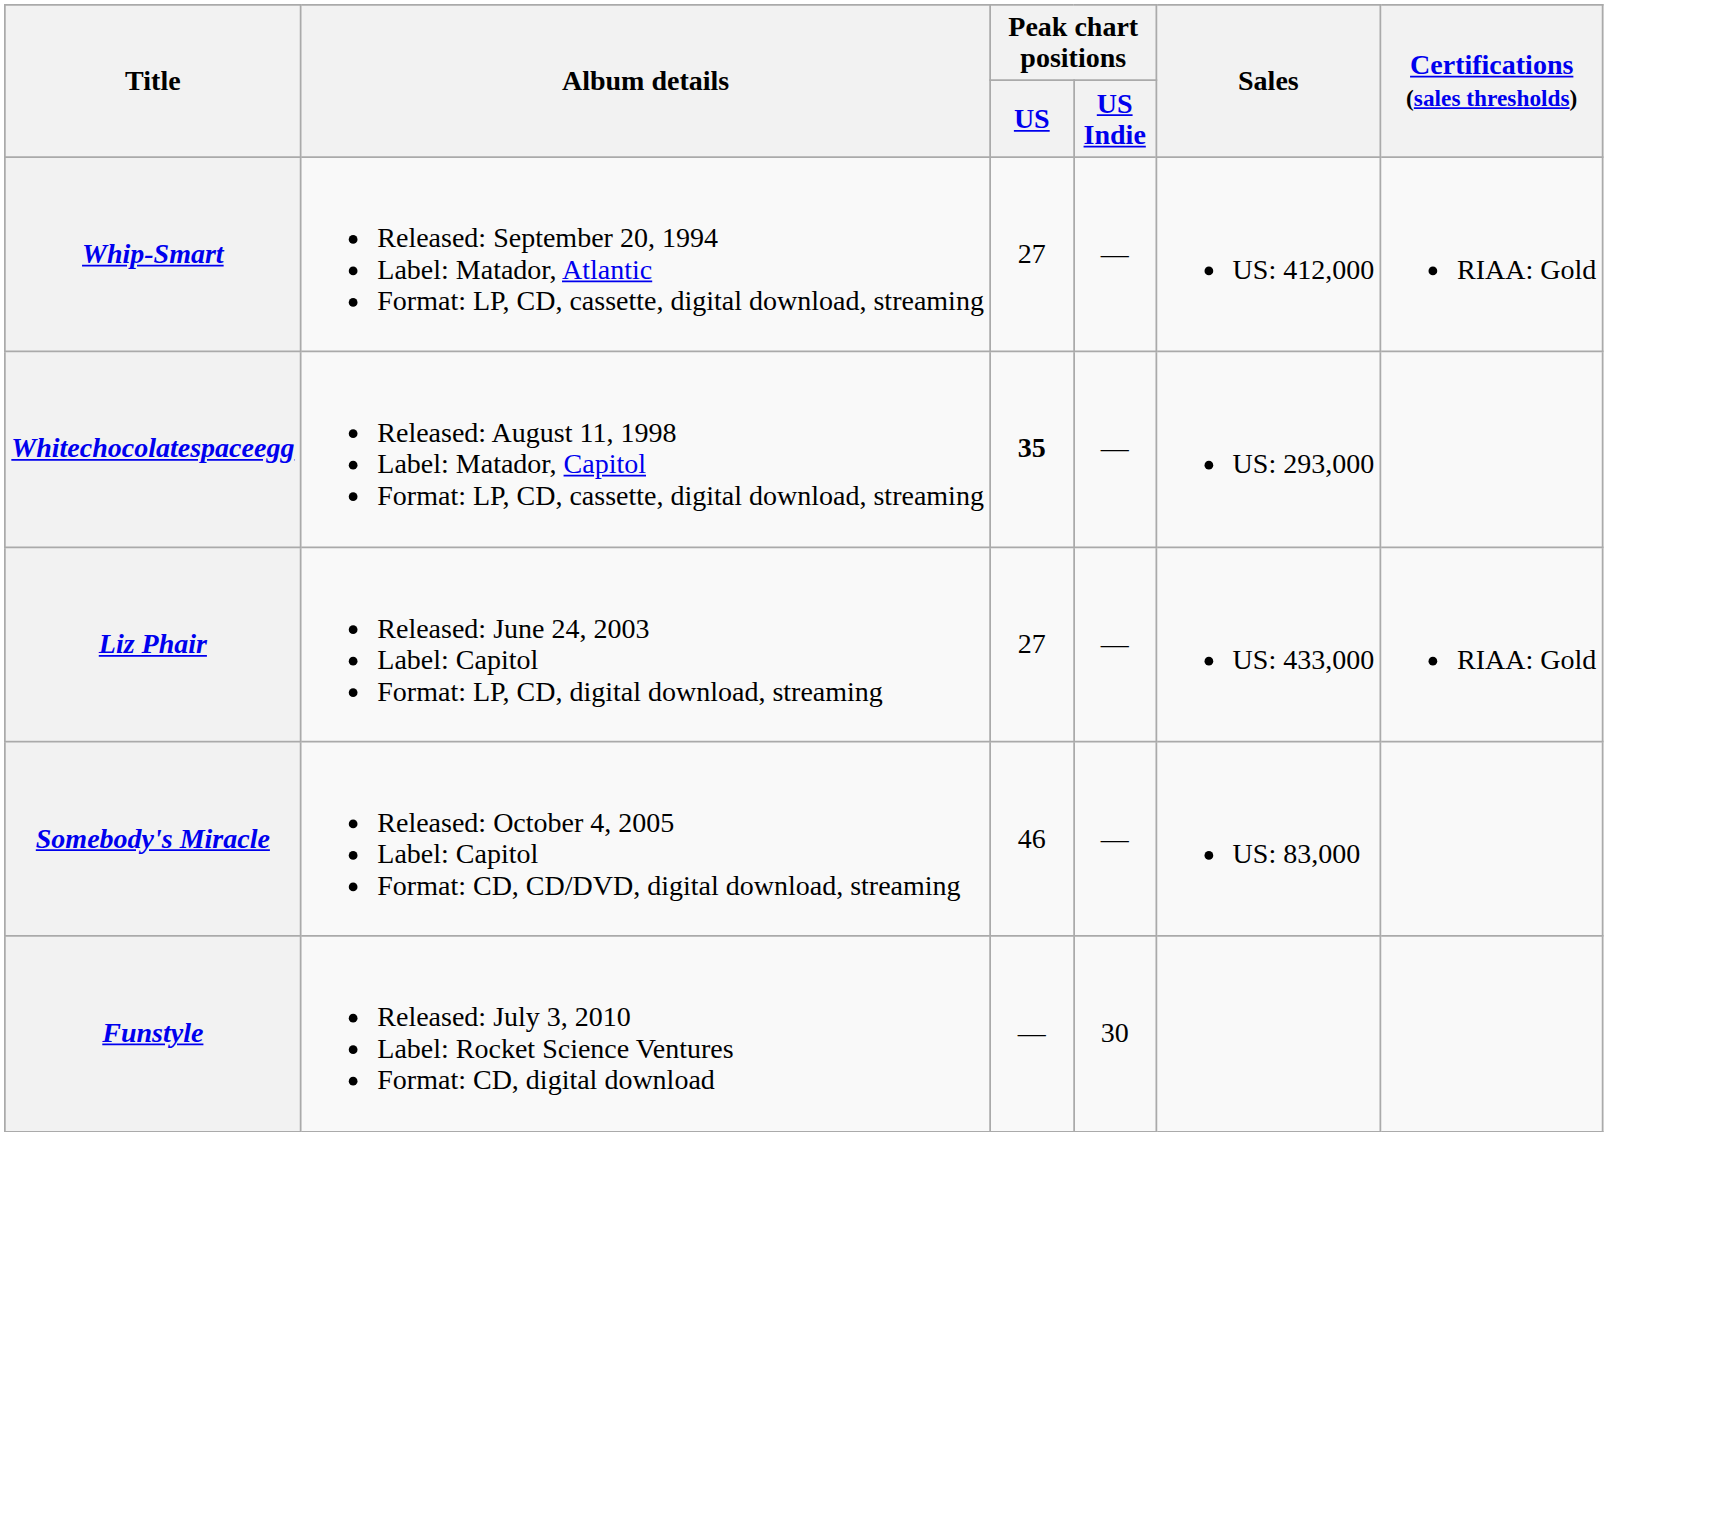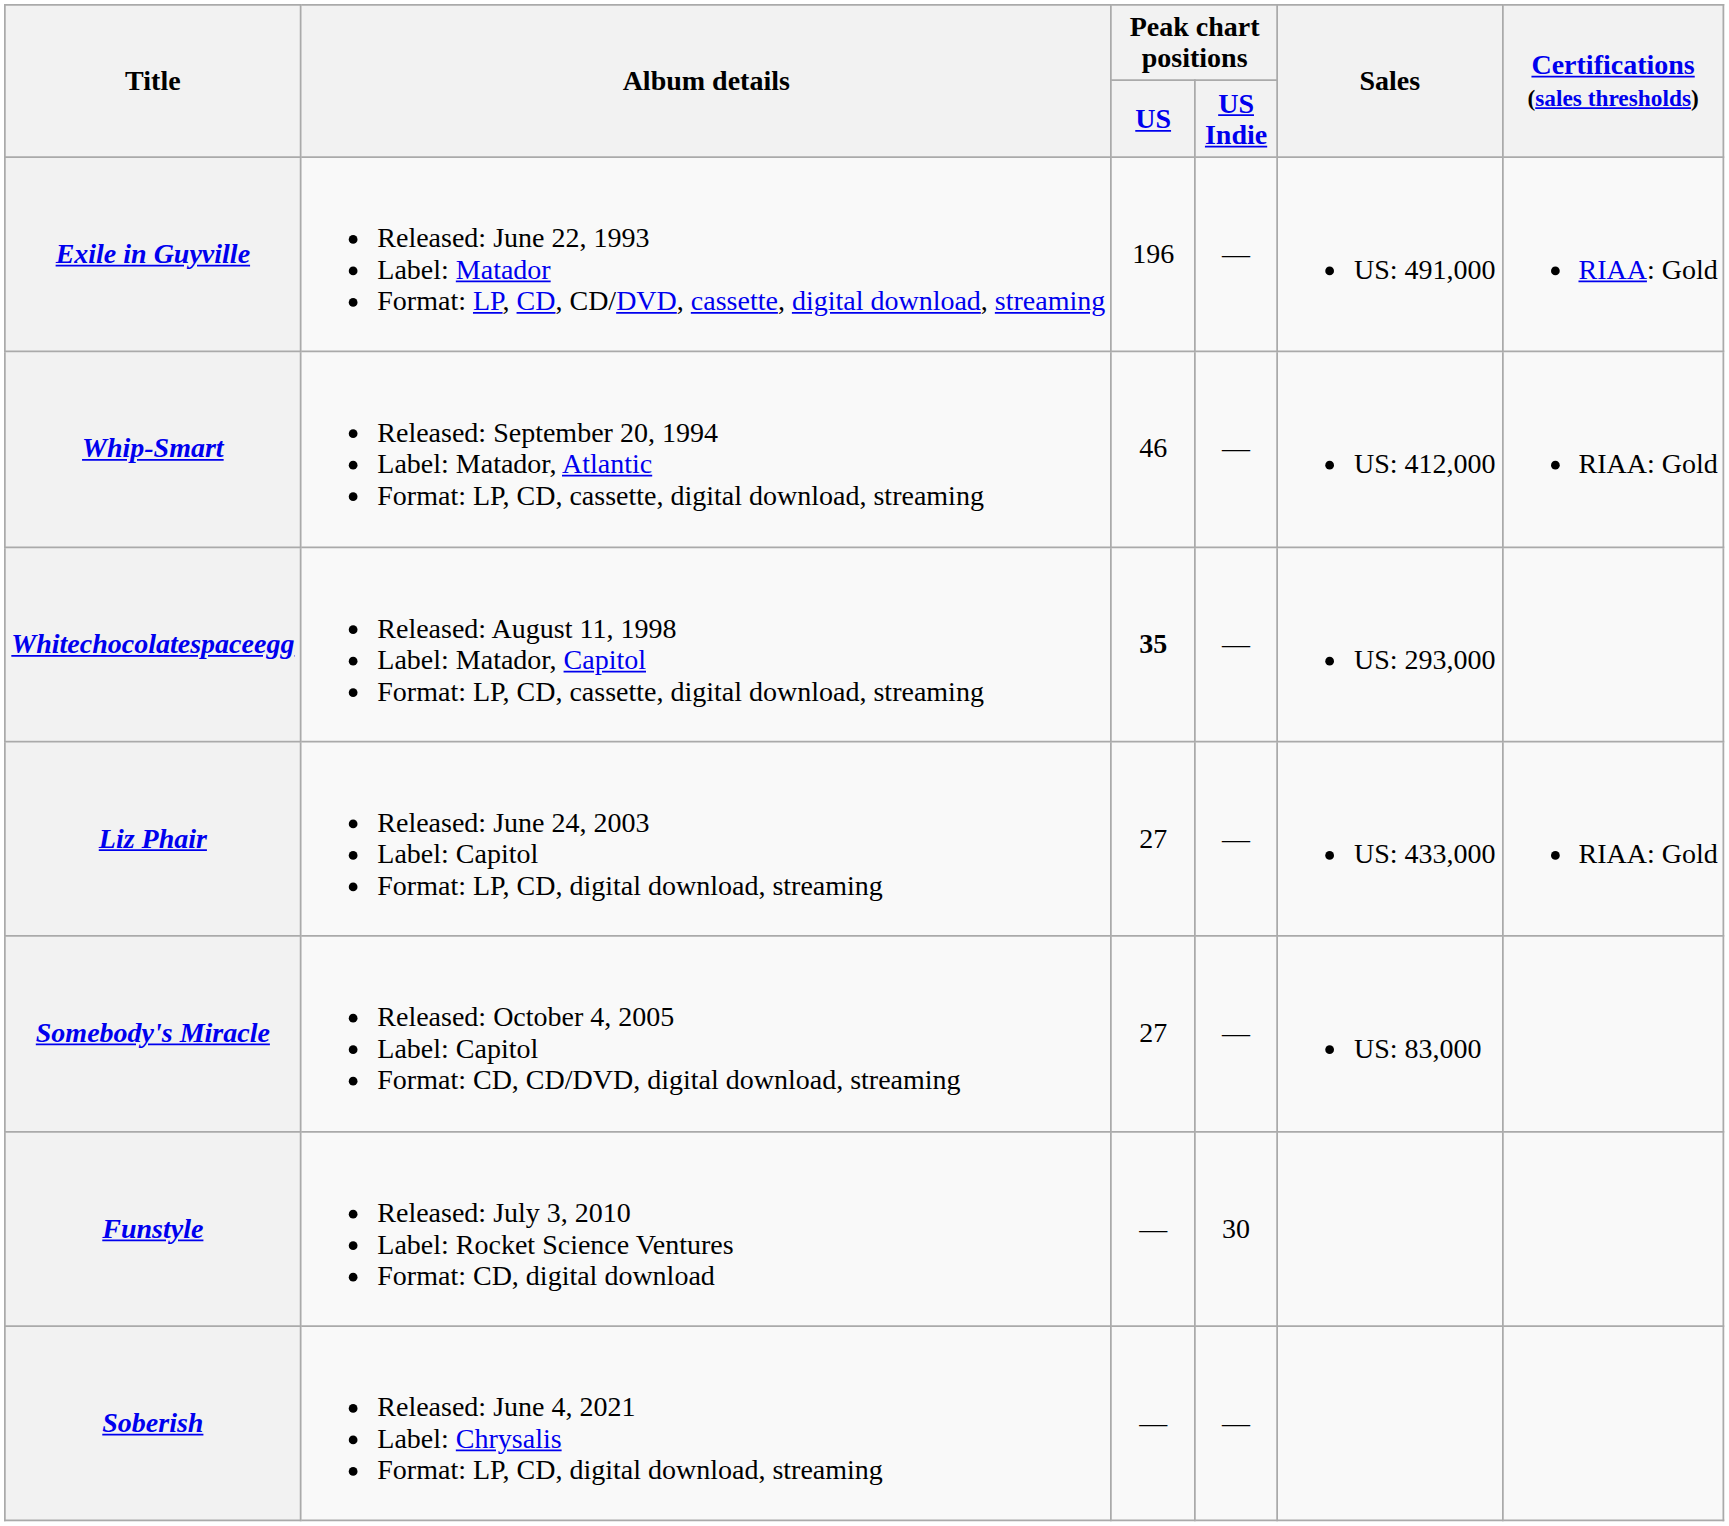+ row: (153, 253)
(1032, 253) 27 -> (1153, 448) 46
(1032, 838) 46 -> (1153, 1033) 27
+ row: (153, 1423)
